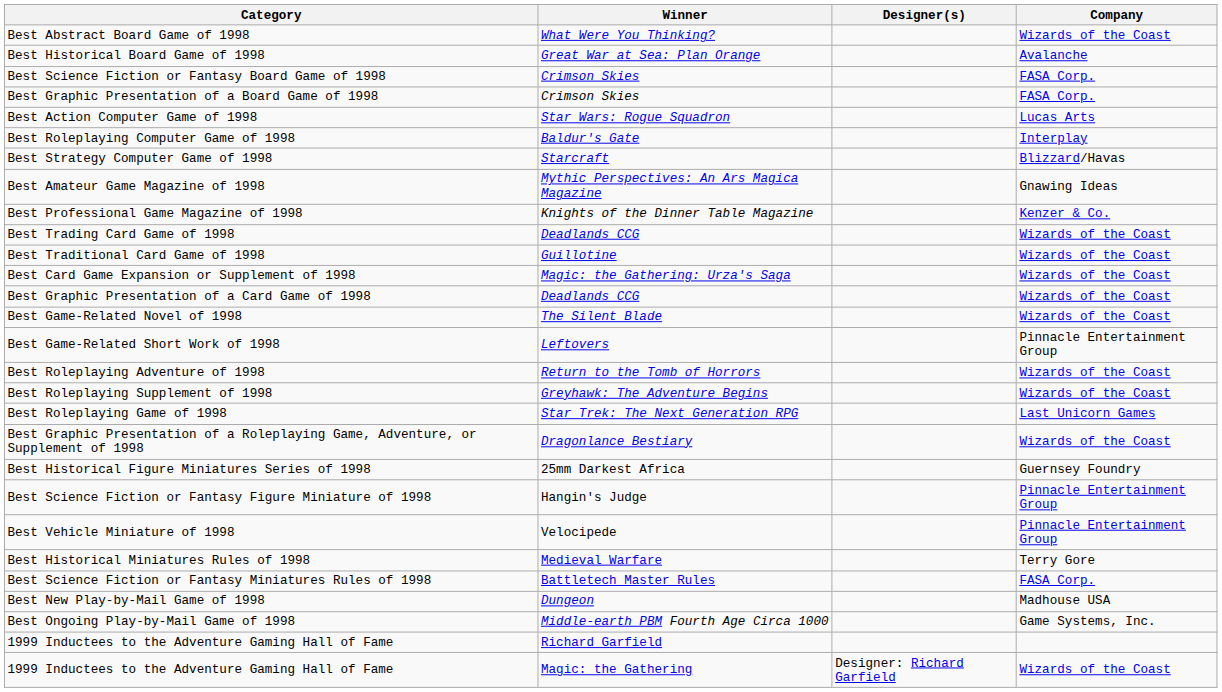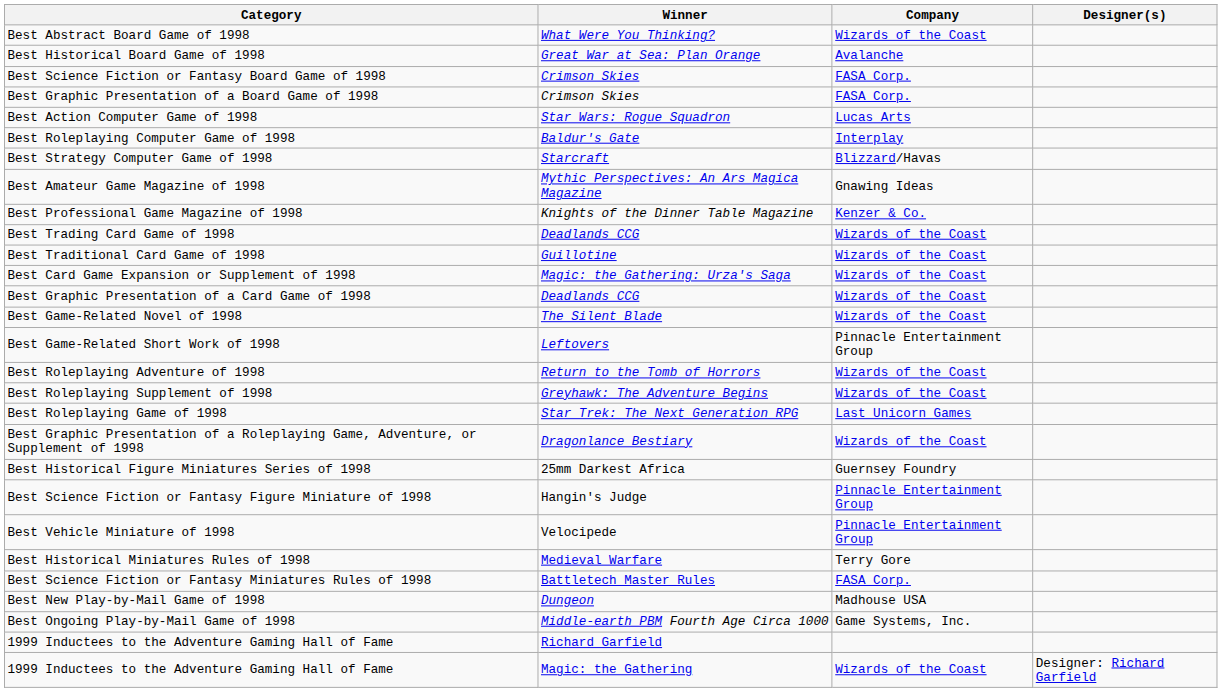columns swapped: (1117, 15) <-> (924, 15)
